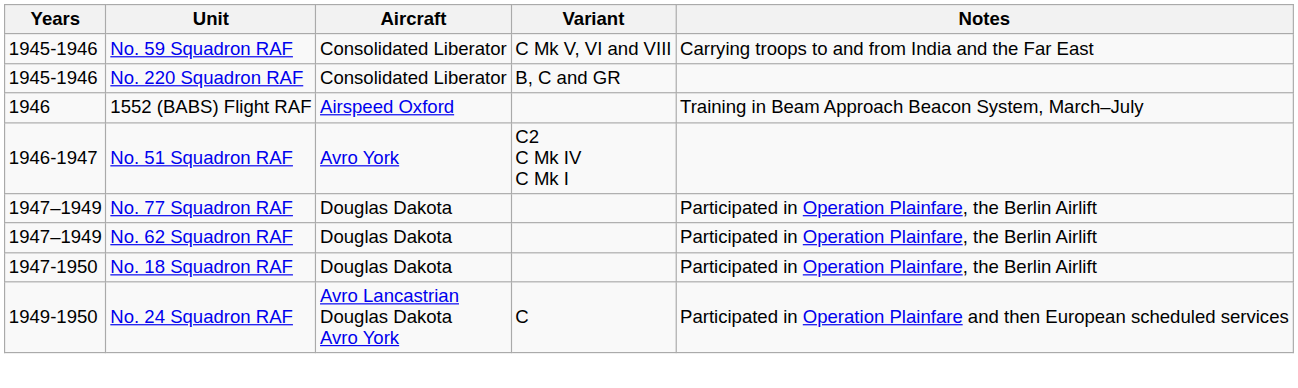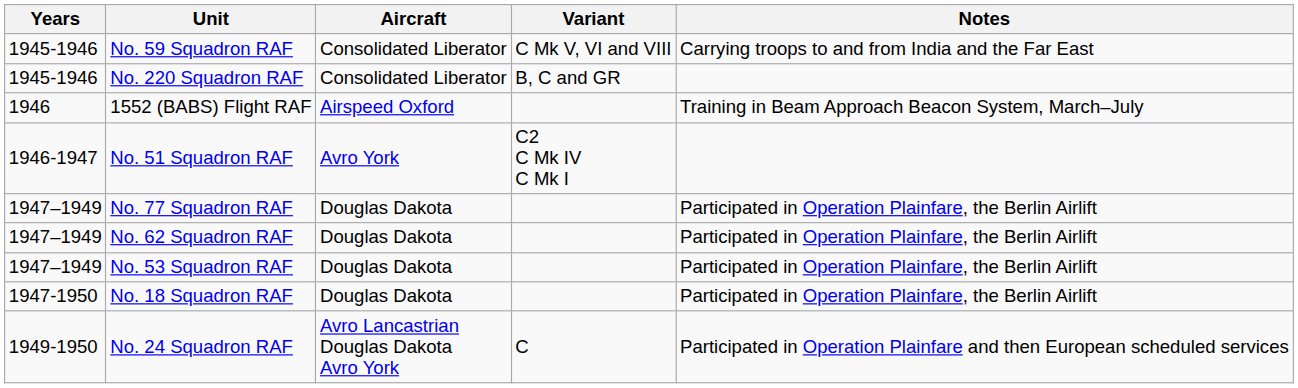+ row: (202, 267)
